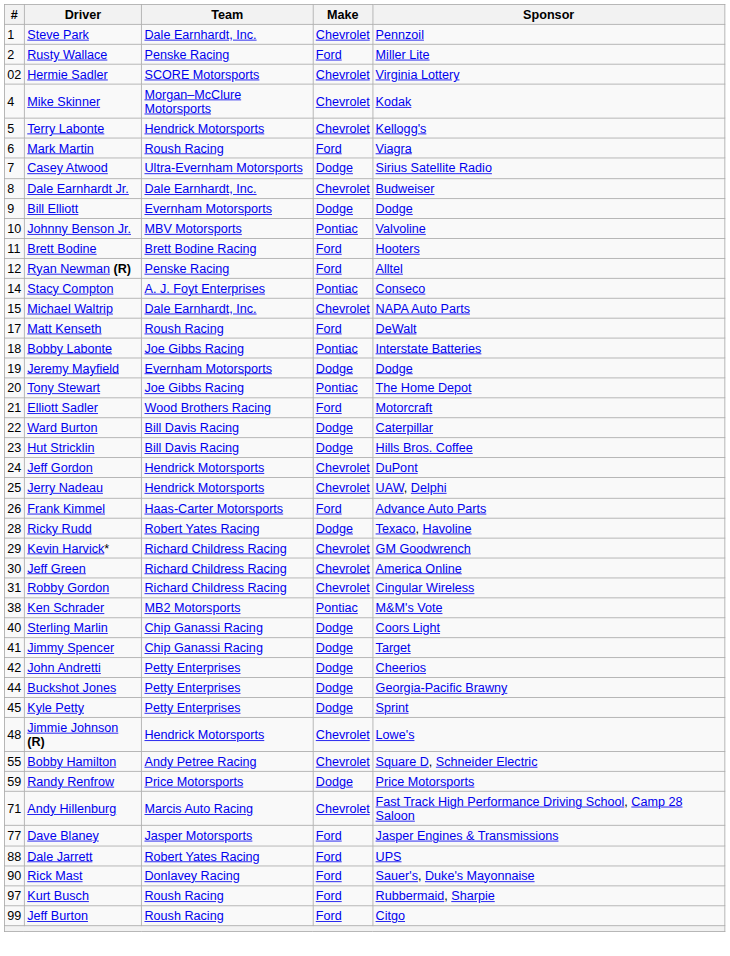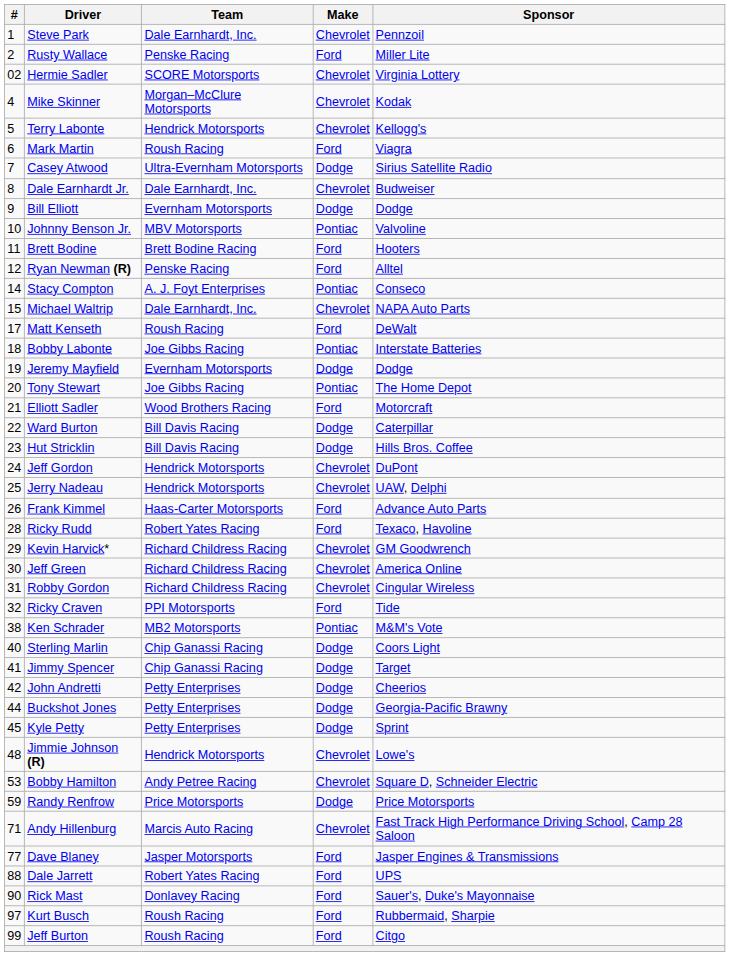(334, 528) Dodge -> (329, 528) Ford
+ row: (65, 608)
(14, 762) 55 -> (14, 782) 53
